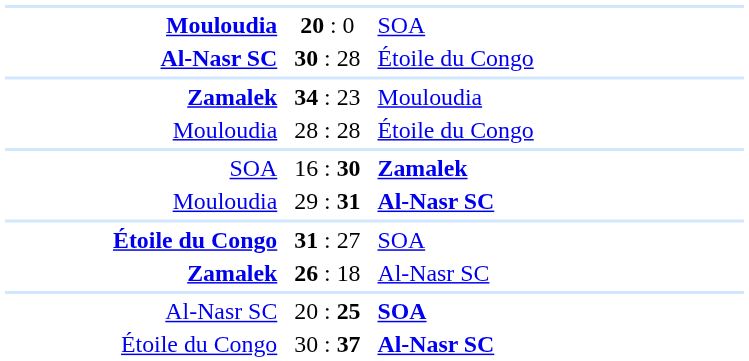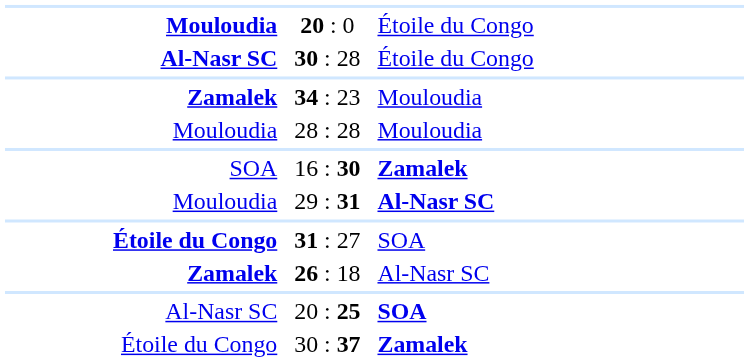(401, 25) SOA -> (456, 25) Étoile du Congo
(456, 129) Étoile du Congo -> (430, 129) Mouloudia
(436, 344) Al-Nasr SC -> (423, 344) Zamalek
